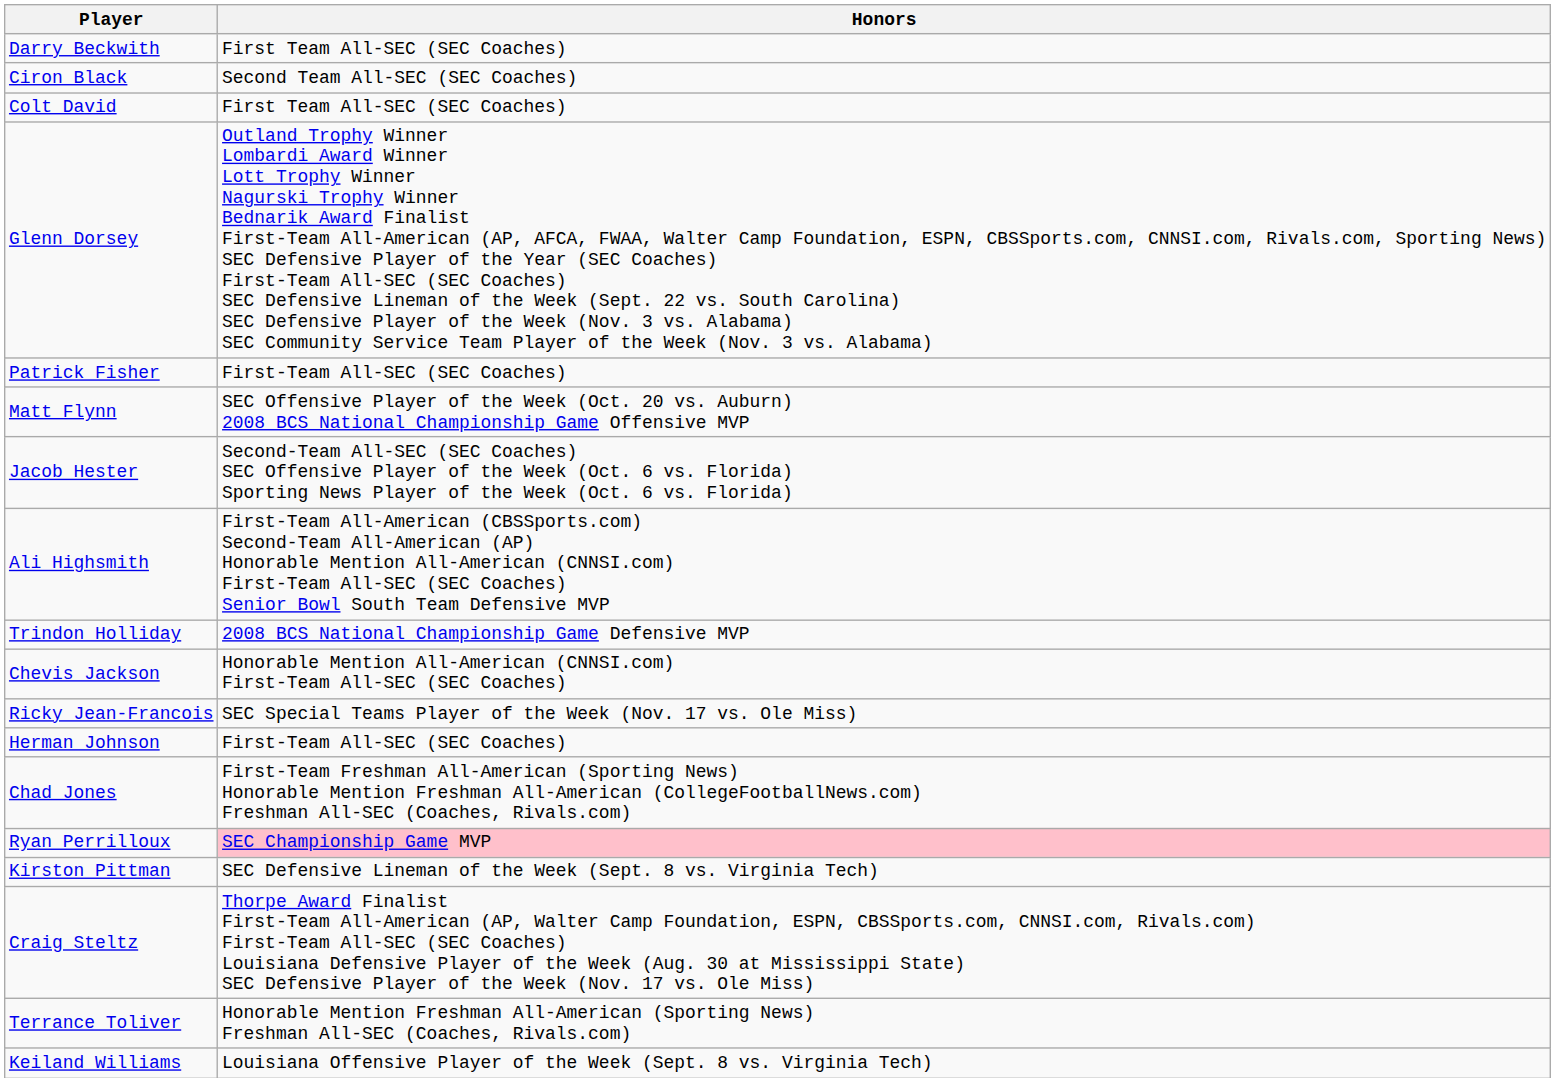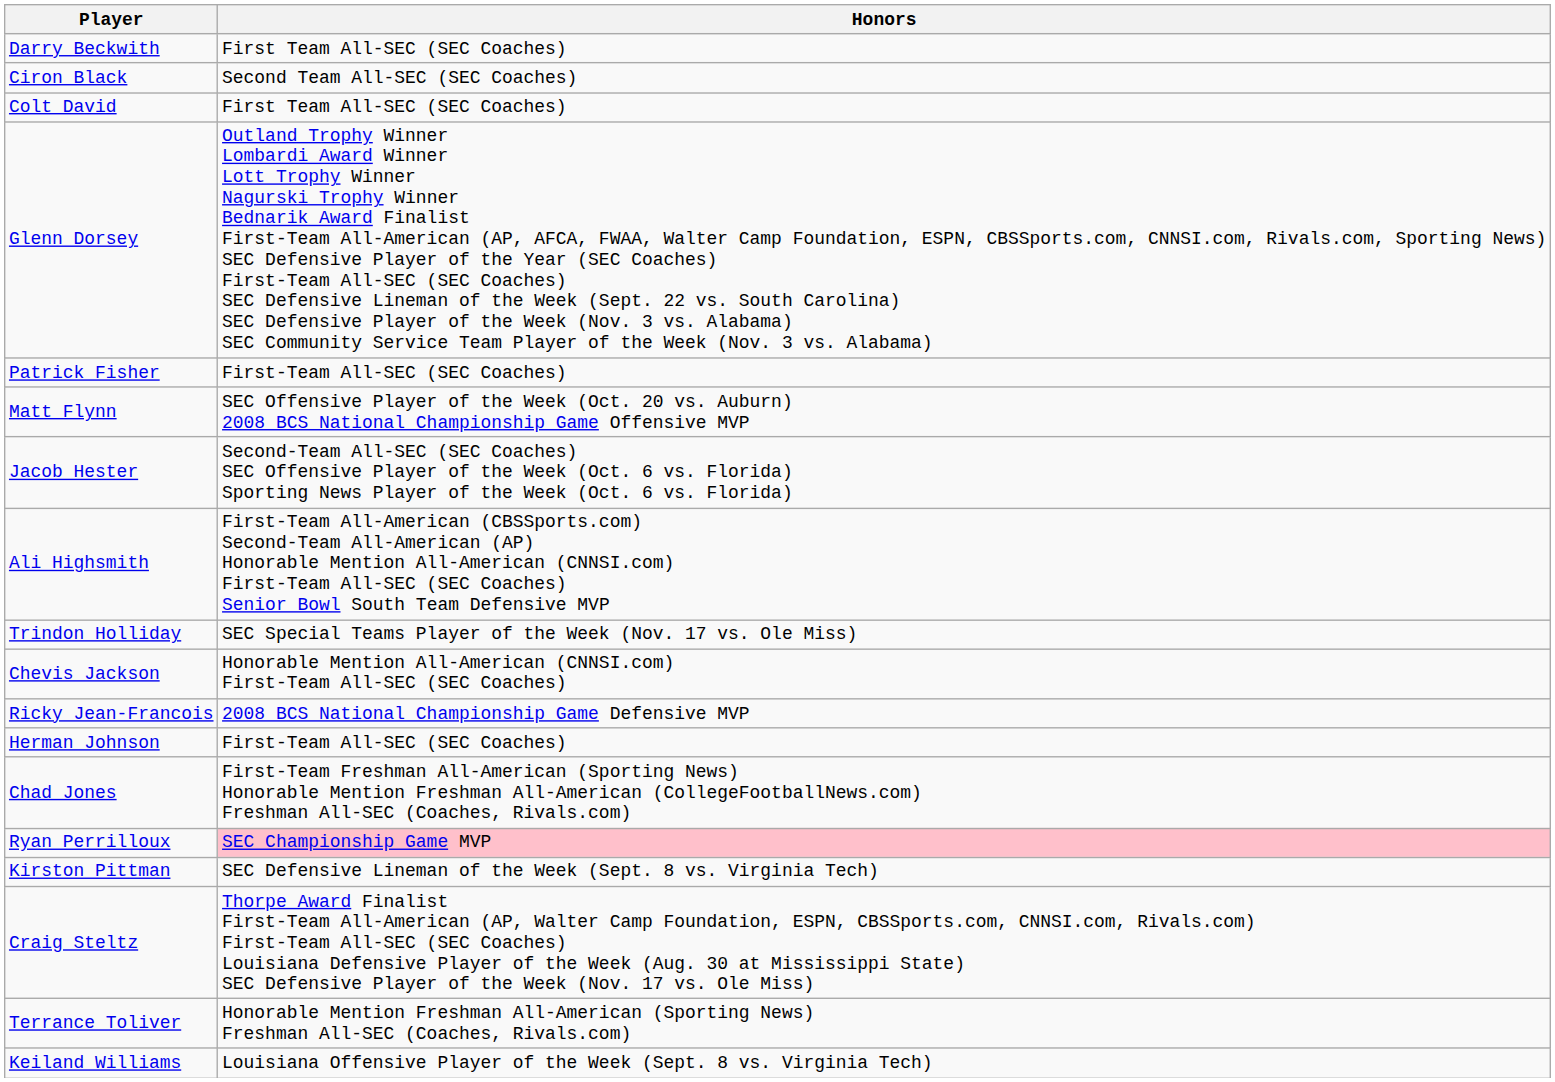(486, 634) 2008 BCS National Championship Game Defensive MVP -> (540, 634) SEC Special Teams Player of the Week (Nov. 17 vs. Ole Miss)
(540, 714) SEC Special Teams Player of the Week (Nov. 17 vs. Ole Miss) -> (486, 714) 2008 BCS National Championship Game Defensive MVP
